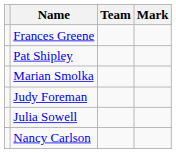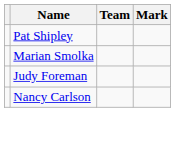- row: (54, 35)
- row: (45, 117)
